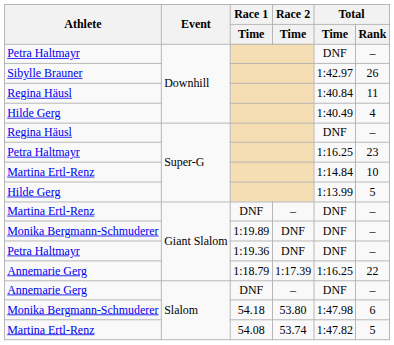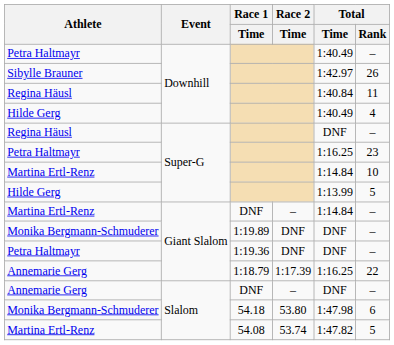(335, 54) DNF -> (335, 54) 1:40.49
(335, 211) DNF -> (335, 211) 1:14.84
